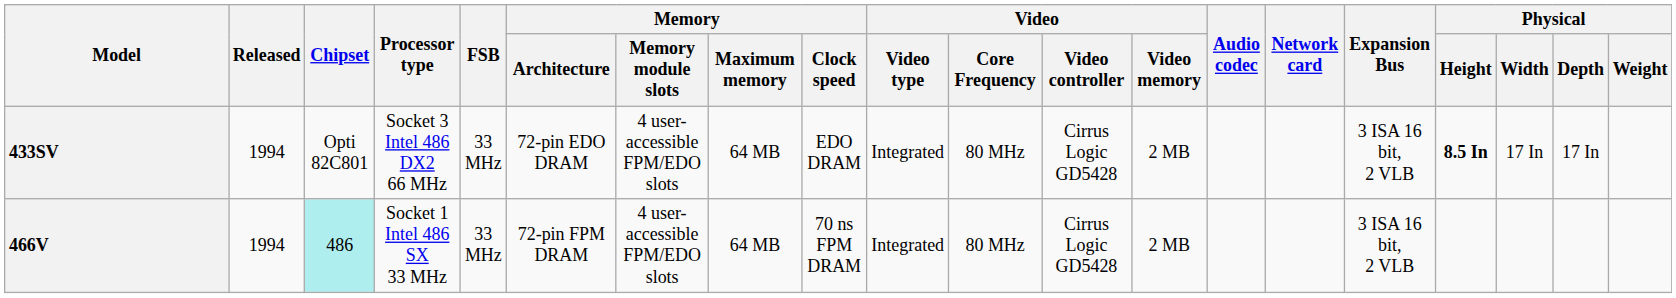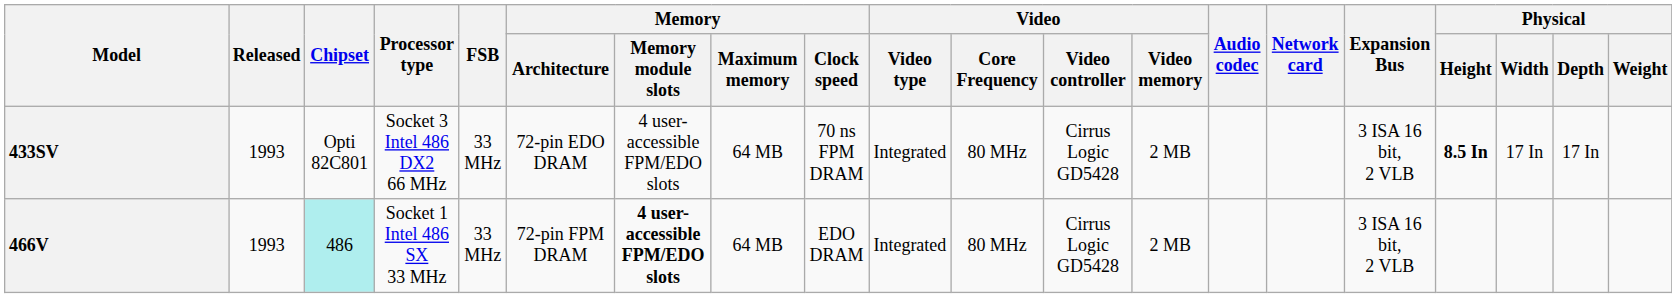(267, 152) 1994 -> (267, 152) 1993
(834, 152) EDO DRAM -> (836, 152) 70 ns FPM DRAM
(267, 245) 1994 -> (267, 245) 1993
(662, 245) normal -> (663, 245) bold
(834, 245) 70 ns FPM DRAM -> (836, 245) EDO DRAM
